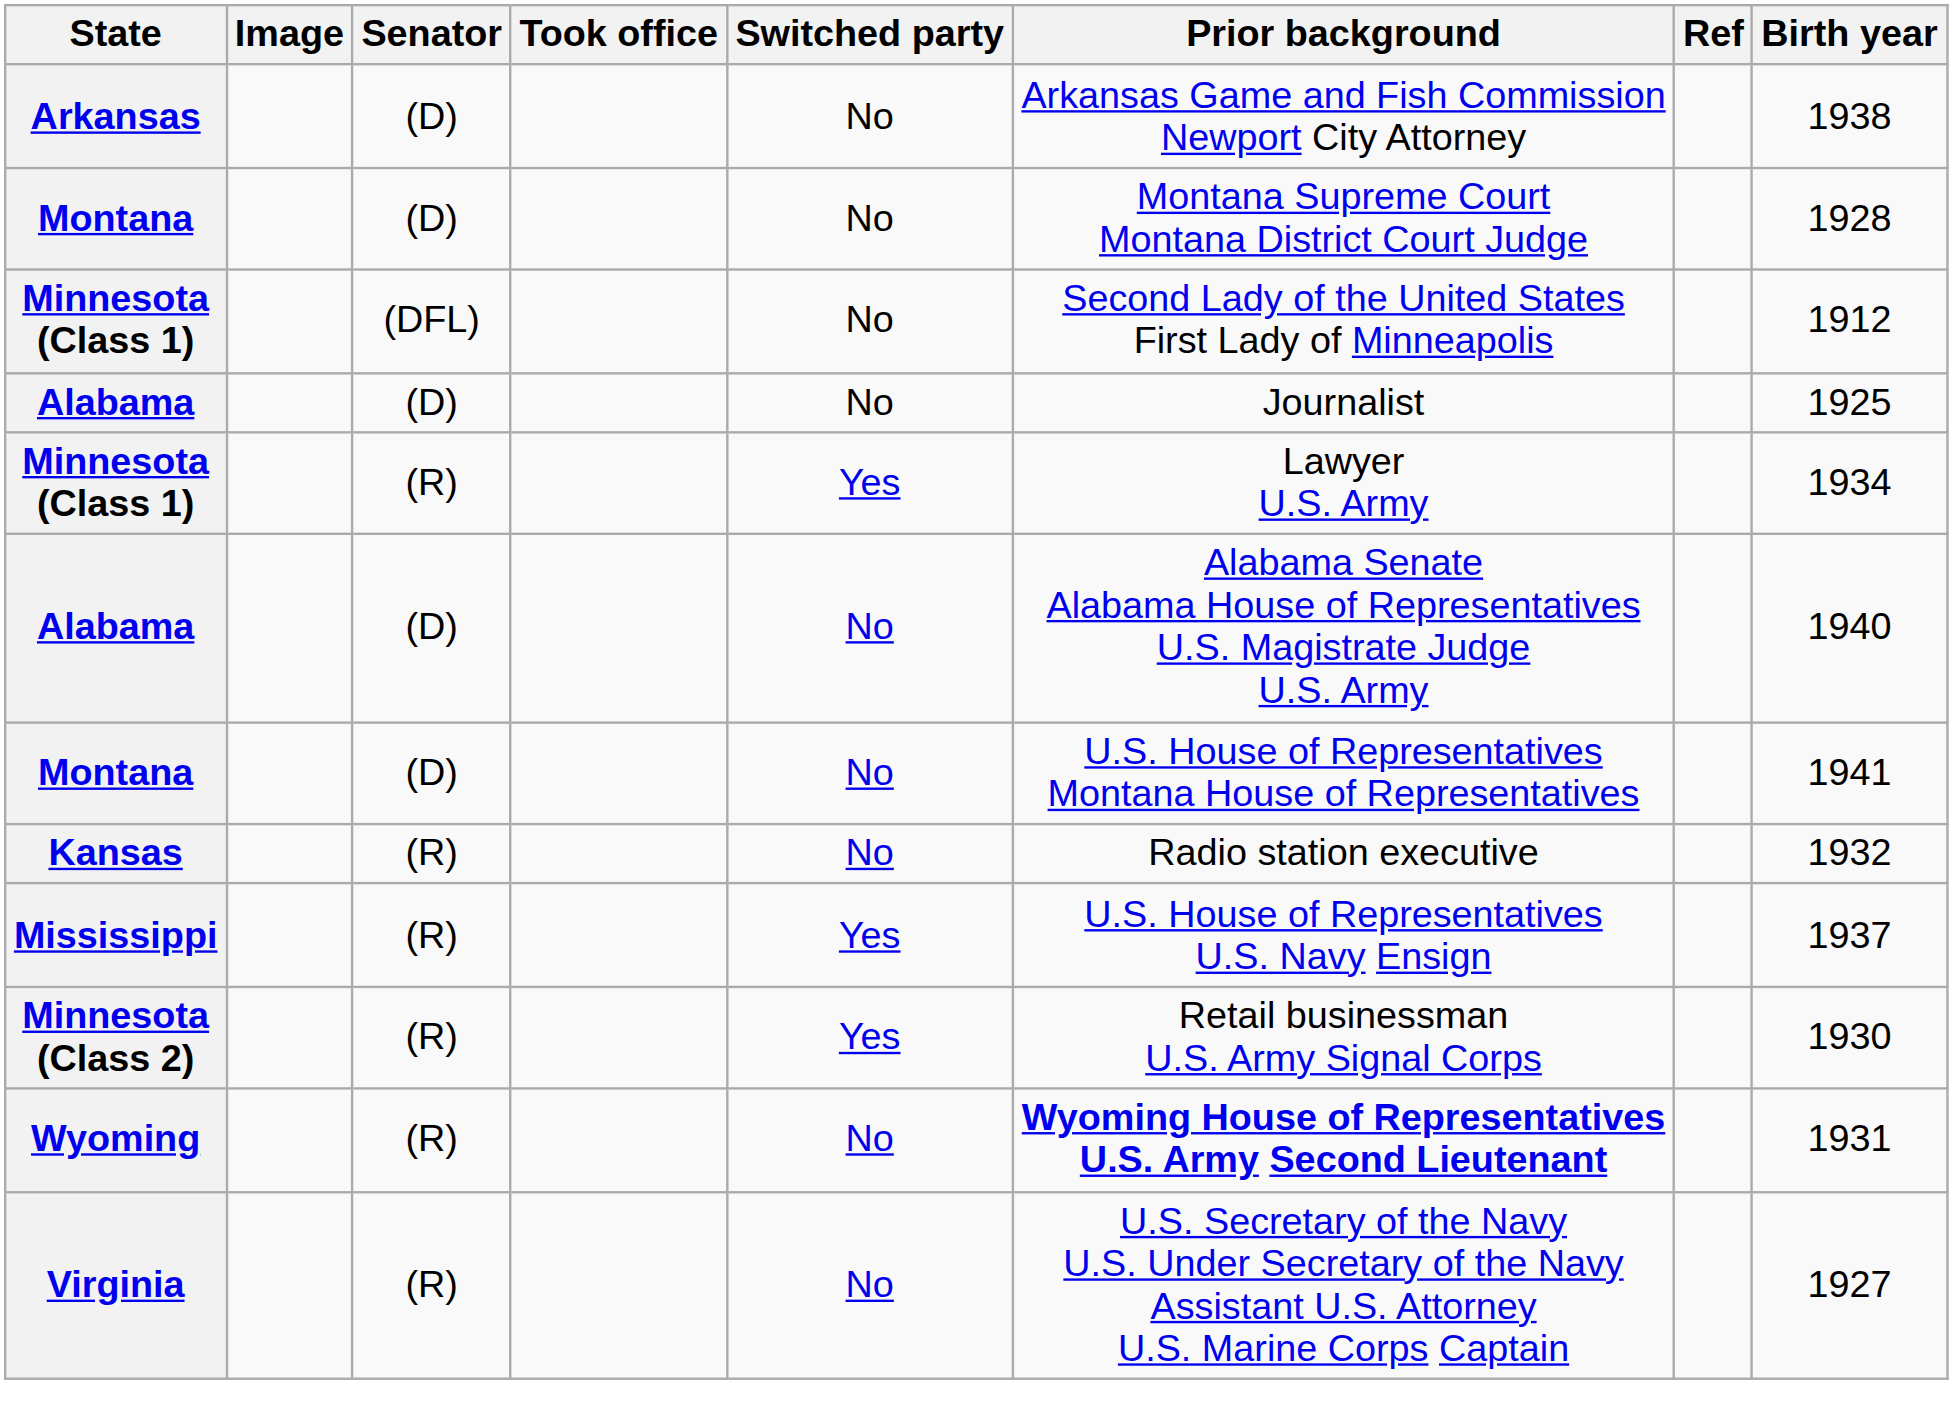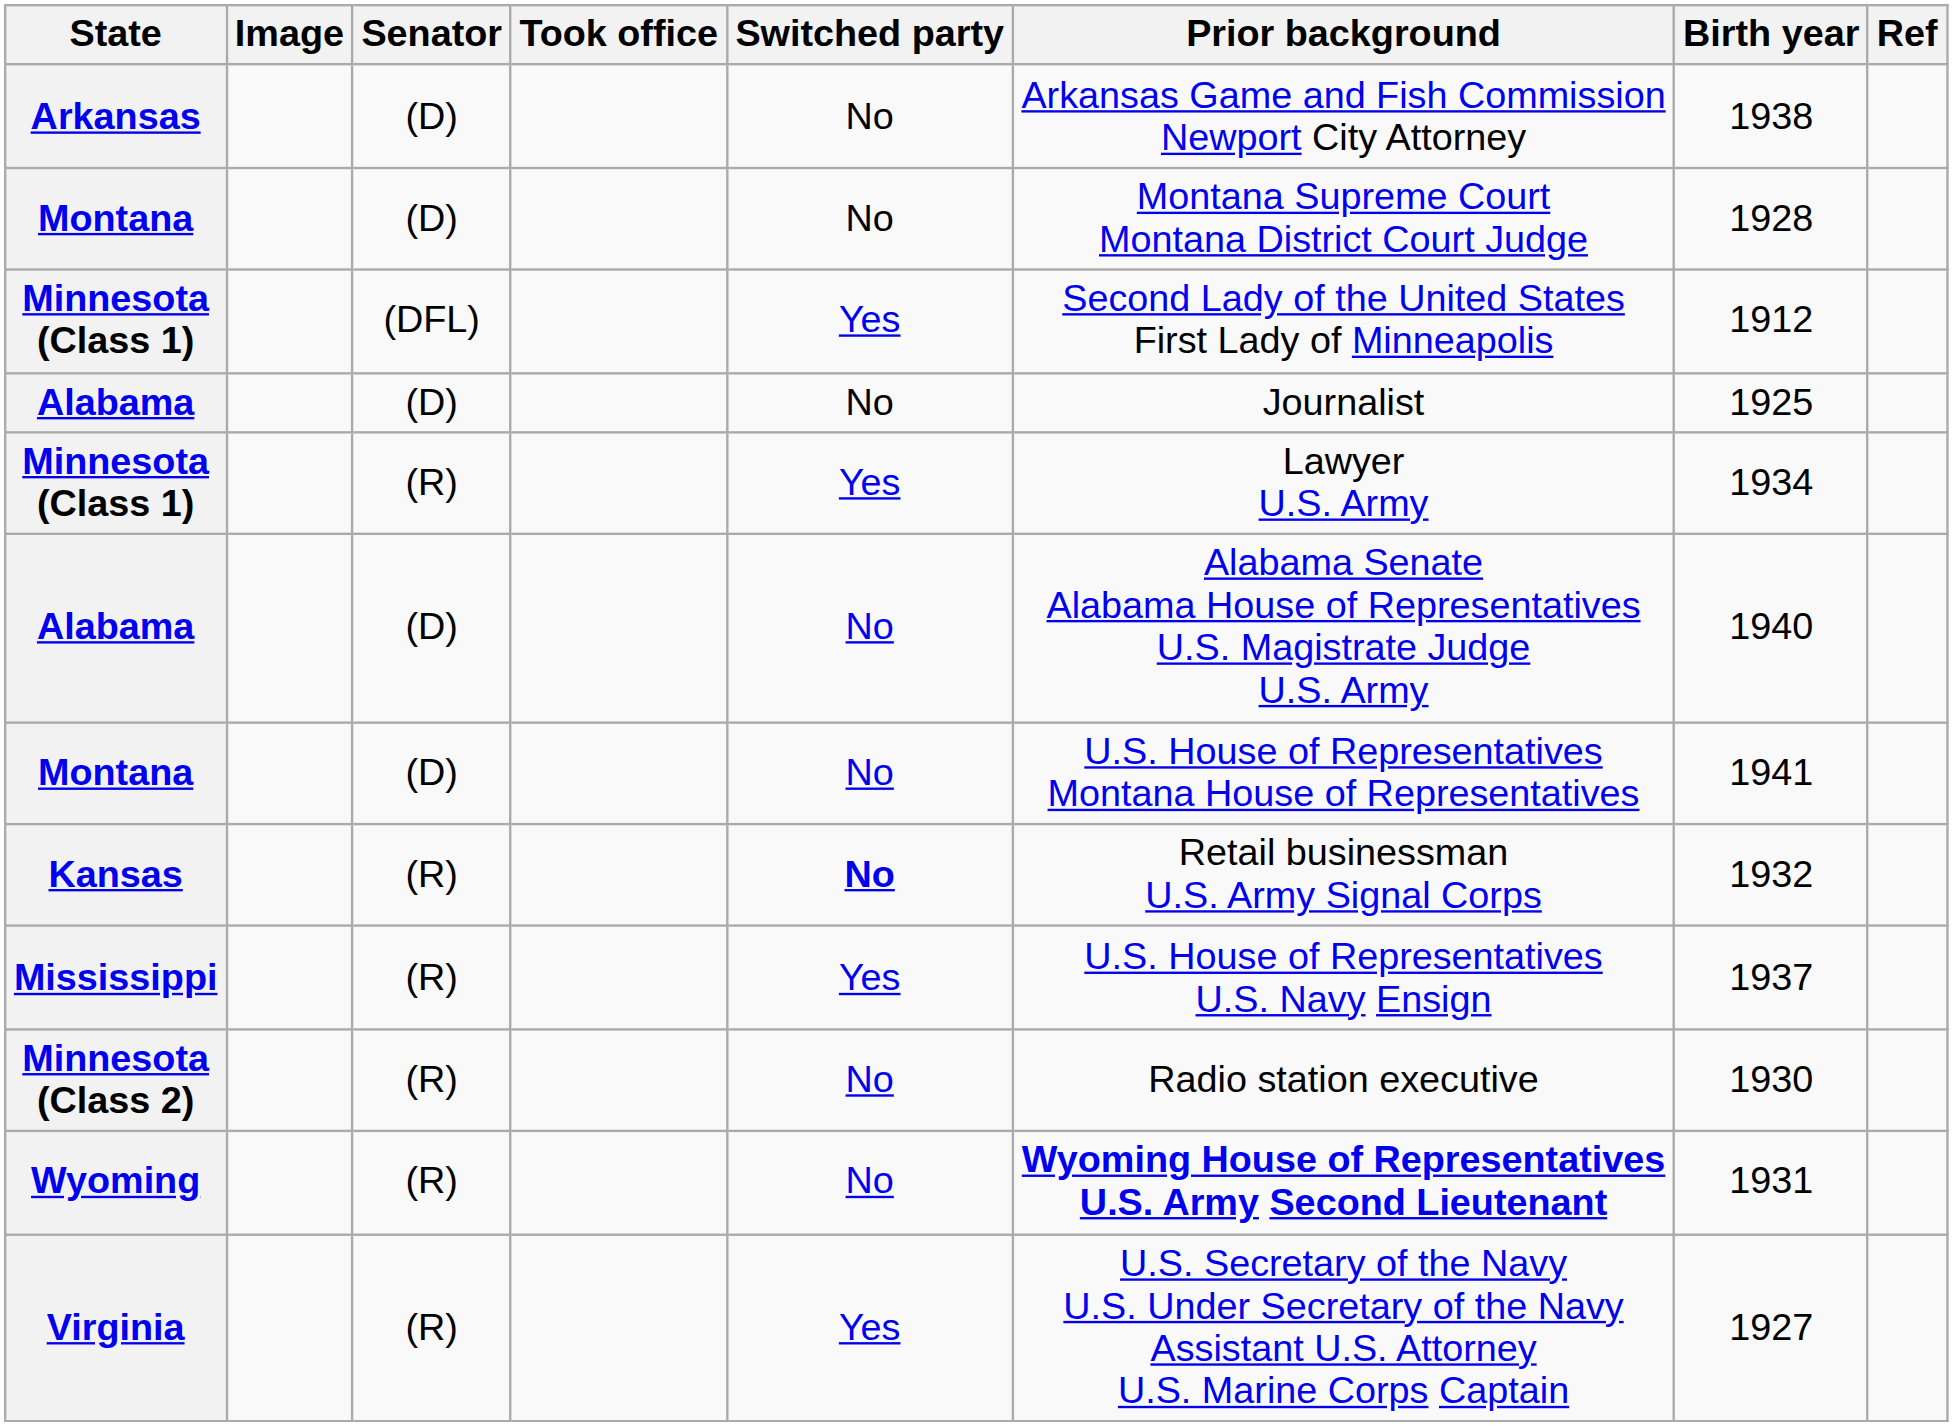columns swapped: (1849, 34) <-> (1713, 34)
(870, 320) No -> (870, 320) Yes
(870, 853) normal -> (870, 874) bold
(1344, 853) Radio station executive -> (1344, 874) Retail businessman U.S. Army Signal Corps
(870, 1036) Yes -> (870, 1079) No
(1344, 1036) Retail businessman U.S. Army Signal Corps -> (1344, 1079) Radio station executive
(870, 1284) No -> (870, 1326) Yes
